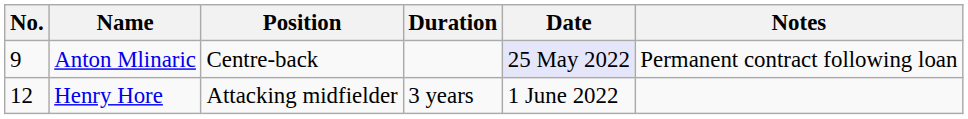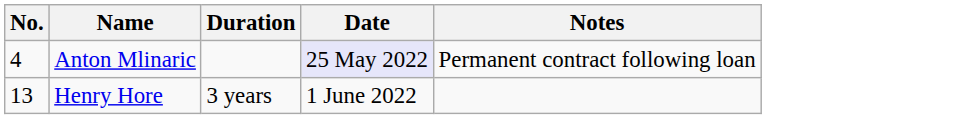- column: (302, 22)
(16, 58) 9 -> (16, 58) 4
(21, 95) 12 -> (21, 95) 13
